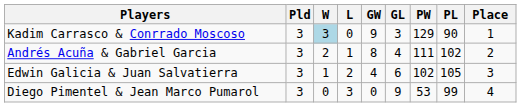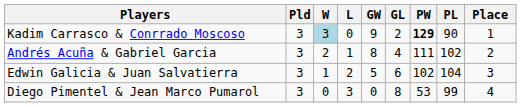(398, 34) 3 -> (398, 34) 2
(423, 34) normal -> (423, 34) bold
(374, 73) 4 -> (374, 73) 5
(451, 73) 105 -> (451, 73) 104
(398, 92) 9 -> (398, 92) 8
